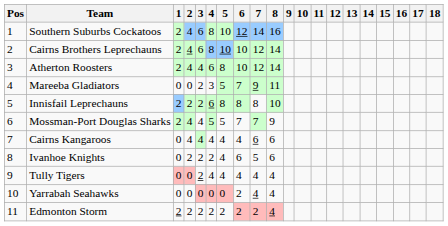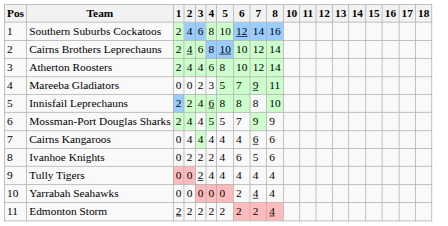- column: (289, 13)
(201, 103) 2 -> (201, 103) 4
(256, 121) 7 -> (256, 121) 9
